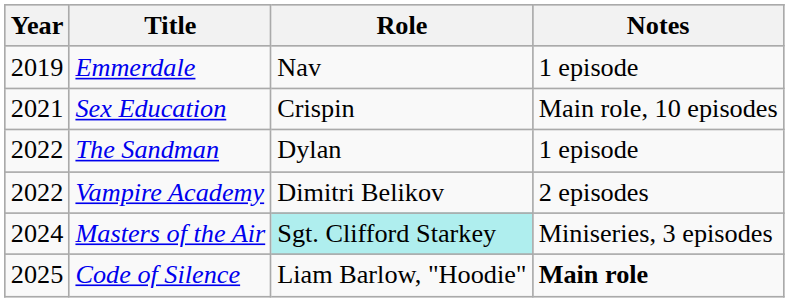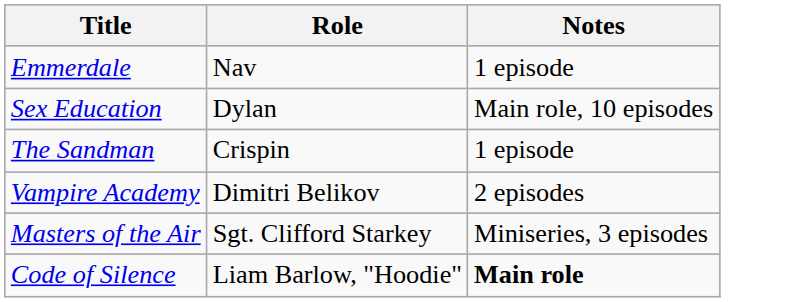- column: (37, 25)
(316, 108) Crispin -> (245, 108) Dylan
(309, 150) Dylan -> (251, 150) Crispin
(387, 233) paleturquoise background -> (322, 233) no background
